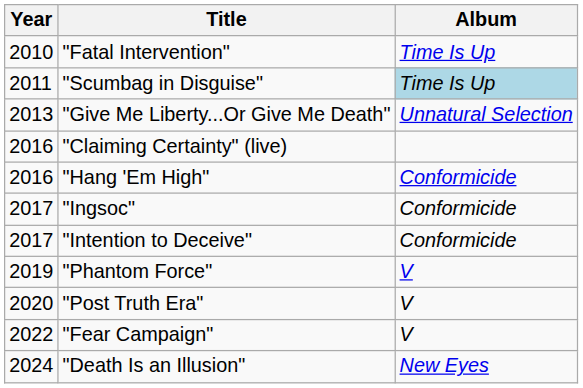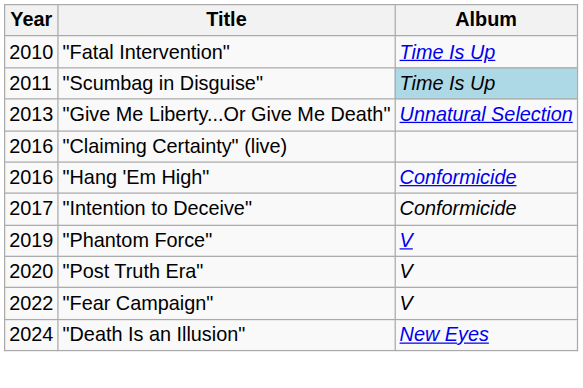- row: (99, 209)
